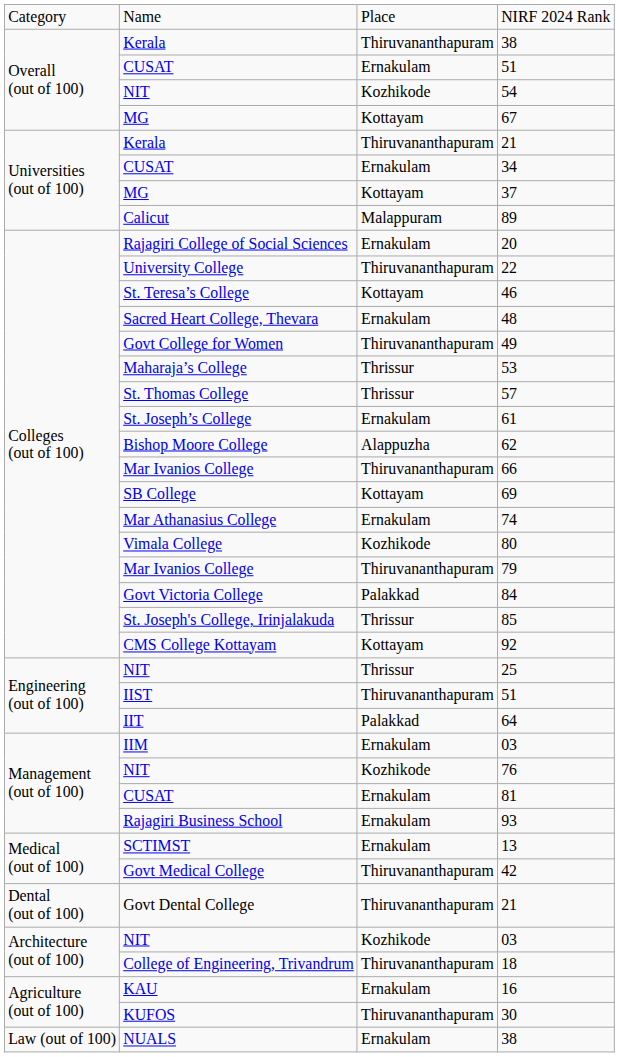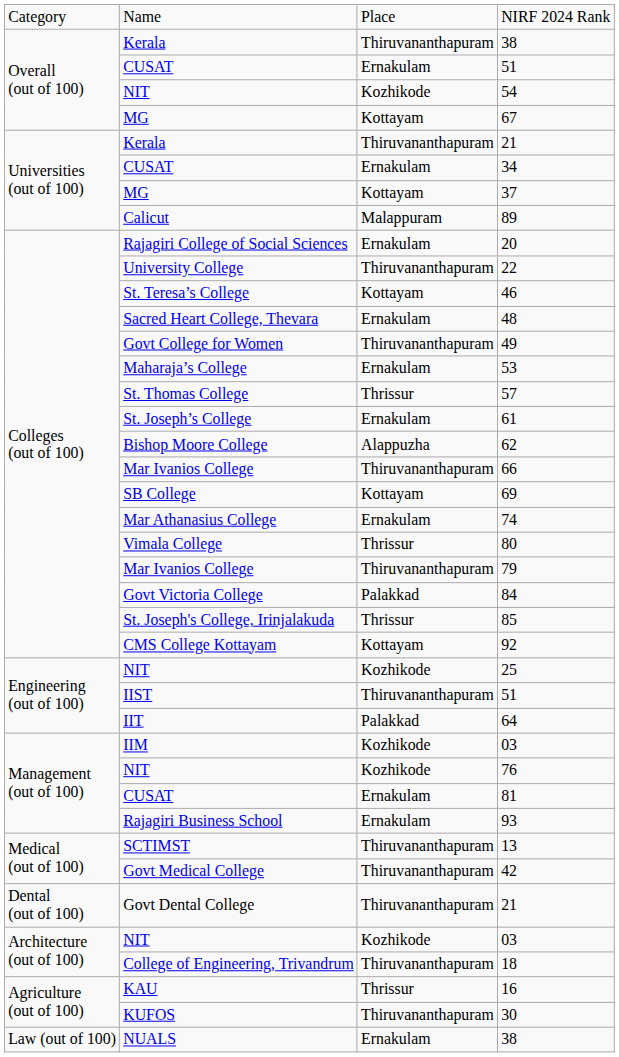(387, 368) Thrissur -> (396, 368) Ernakulam
(396, 544) Kozhikode -> (387, 544) Thrissur
(387, 670) Thrissur -> (396, 670) Kozhikode
(396, 745) Ernakulam -> (396, 745) Kozhikode
(396, 846) Ernakulam -> (427, 846) Thiruvananthapuram
(396, 989) Ernakulam -> (387, 989) Thrissur
